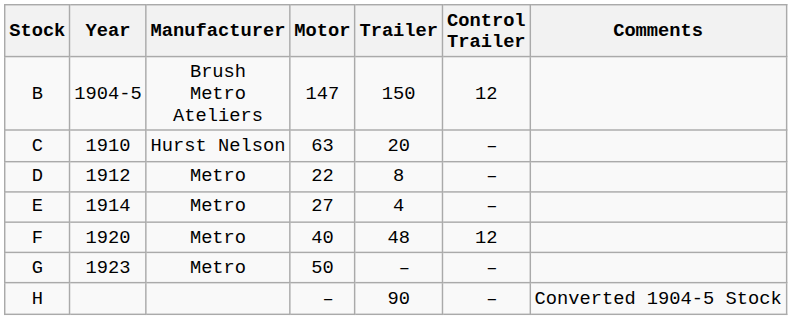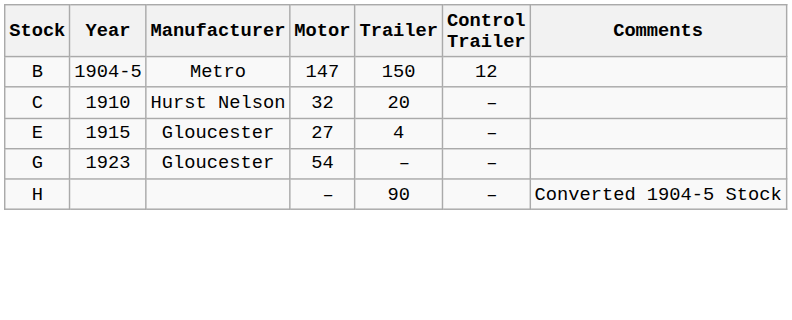(218, 94) Brush Metro Ateliers -> (218, 72) Metro
(322, 146) 63 -> (322, 103) 32
- row: (37, 176)
(108, 207) 1914 -> (108, 133) 1915
(218, 207) Metro -> (218, 133) Gloucester
- row: (37, 237)
(218, 268) Metro -> (218, 164) Gloucester
(322, 268) 50 -> (322, 164) 54
